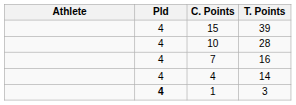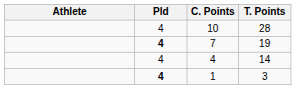- row: (213, 28)
(161, 60) normal -> (161, 44) bold
(265, 60) 16 -> (265, 44) 19
